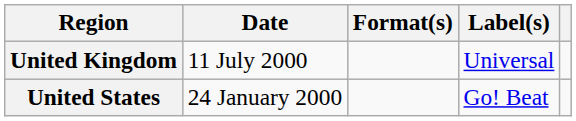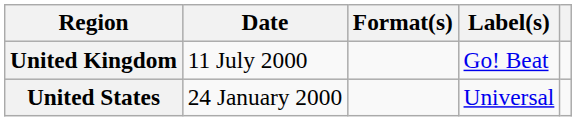(509, 60) Universal -> (506, 60) Go! Beat
(506, 97) Go! Beat -> (509, 97) Universal
